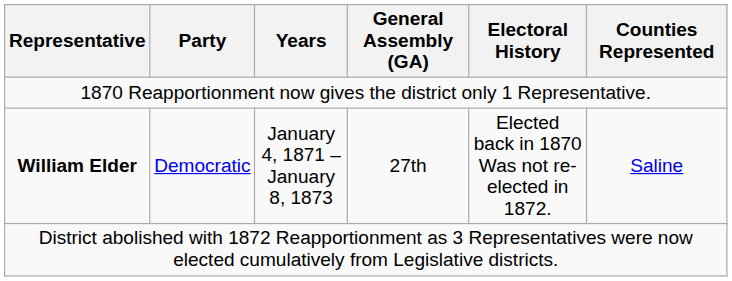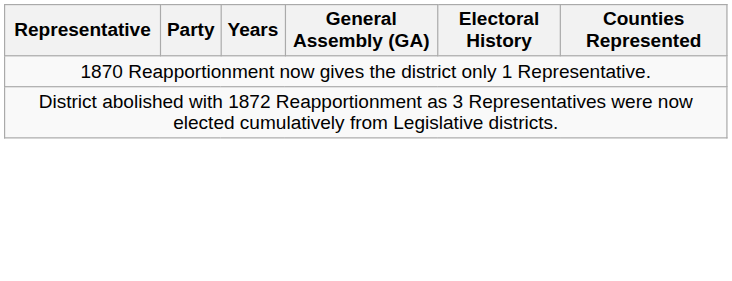- row: (77, 165)
